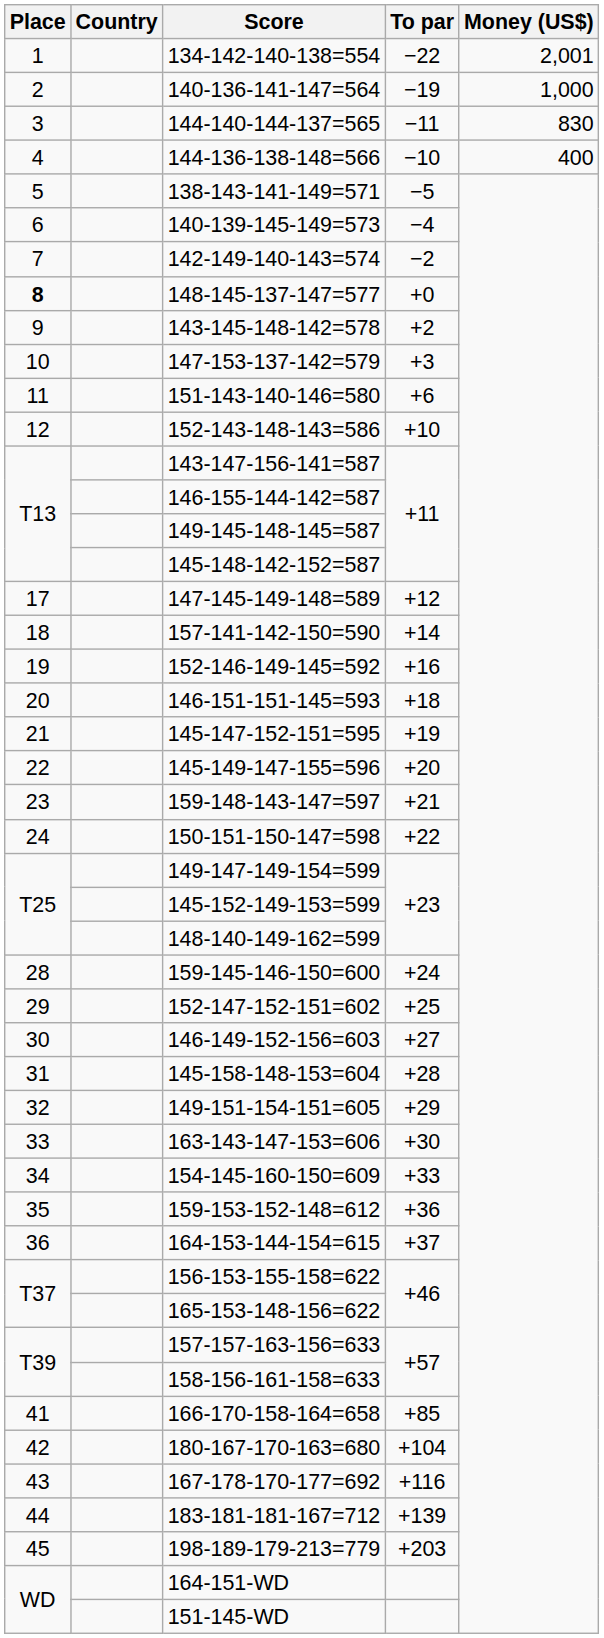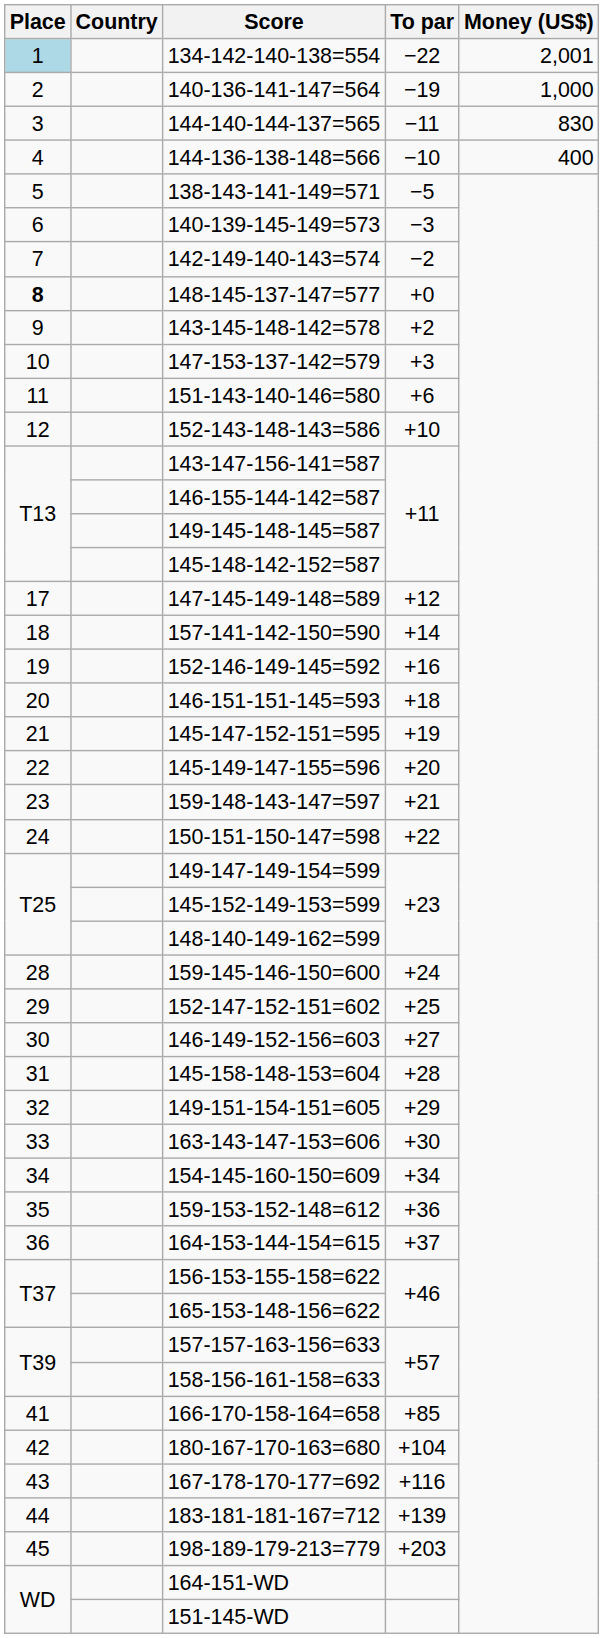(38, 56) no background -> (38, 56) lightblue background
(422, 225) −4 -> (422, 225) −3
(422, 1175) +33 -> (422, 1175) +34
